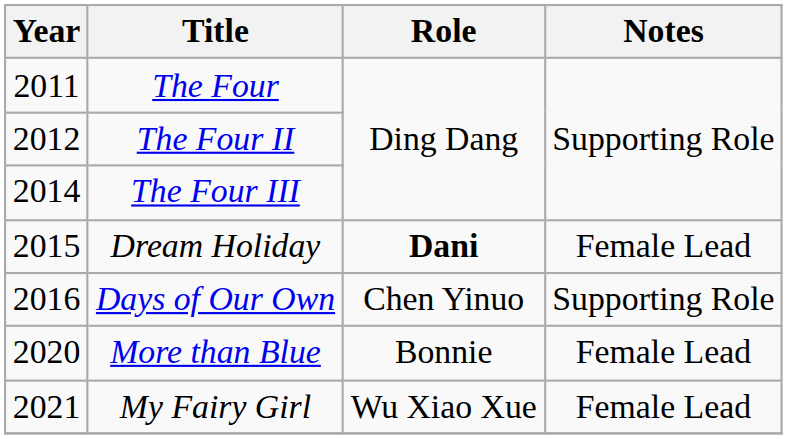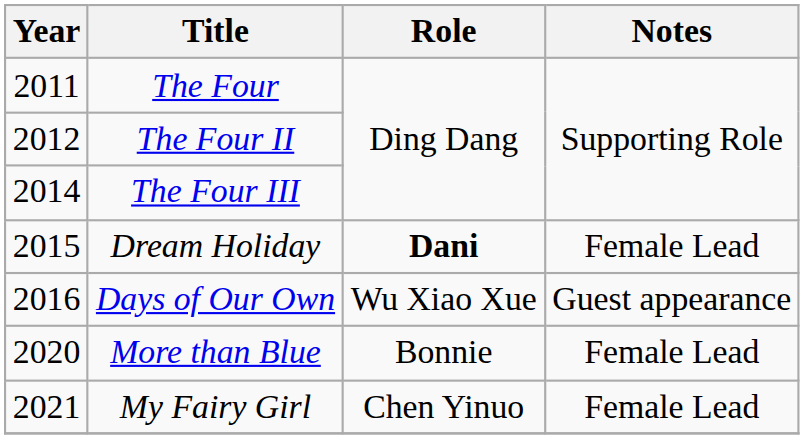(444, 298) Chen Yinuo -> (444, 298) Wu Xiao Xue
(663, 298) Supporting Role -> (672, 298) Guest appearance
(444, 406) Wu Xiao Xue -> (444, 406) Chen Yinuo
